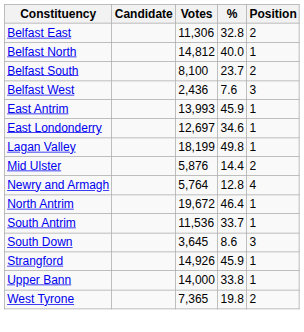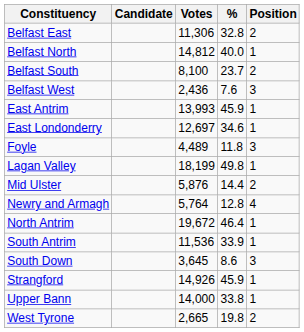+ row: (22, 147)
(232, 223) 33.7 -> (232, 242) 33.9
(193, 299) 7,365 -> (193, 318) 2,665
